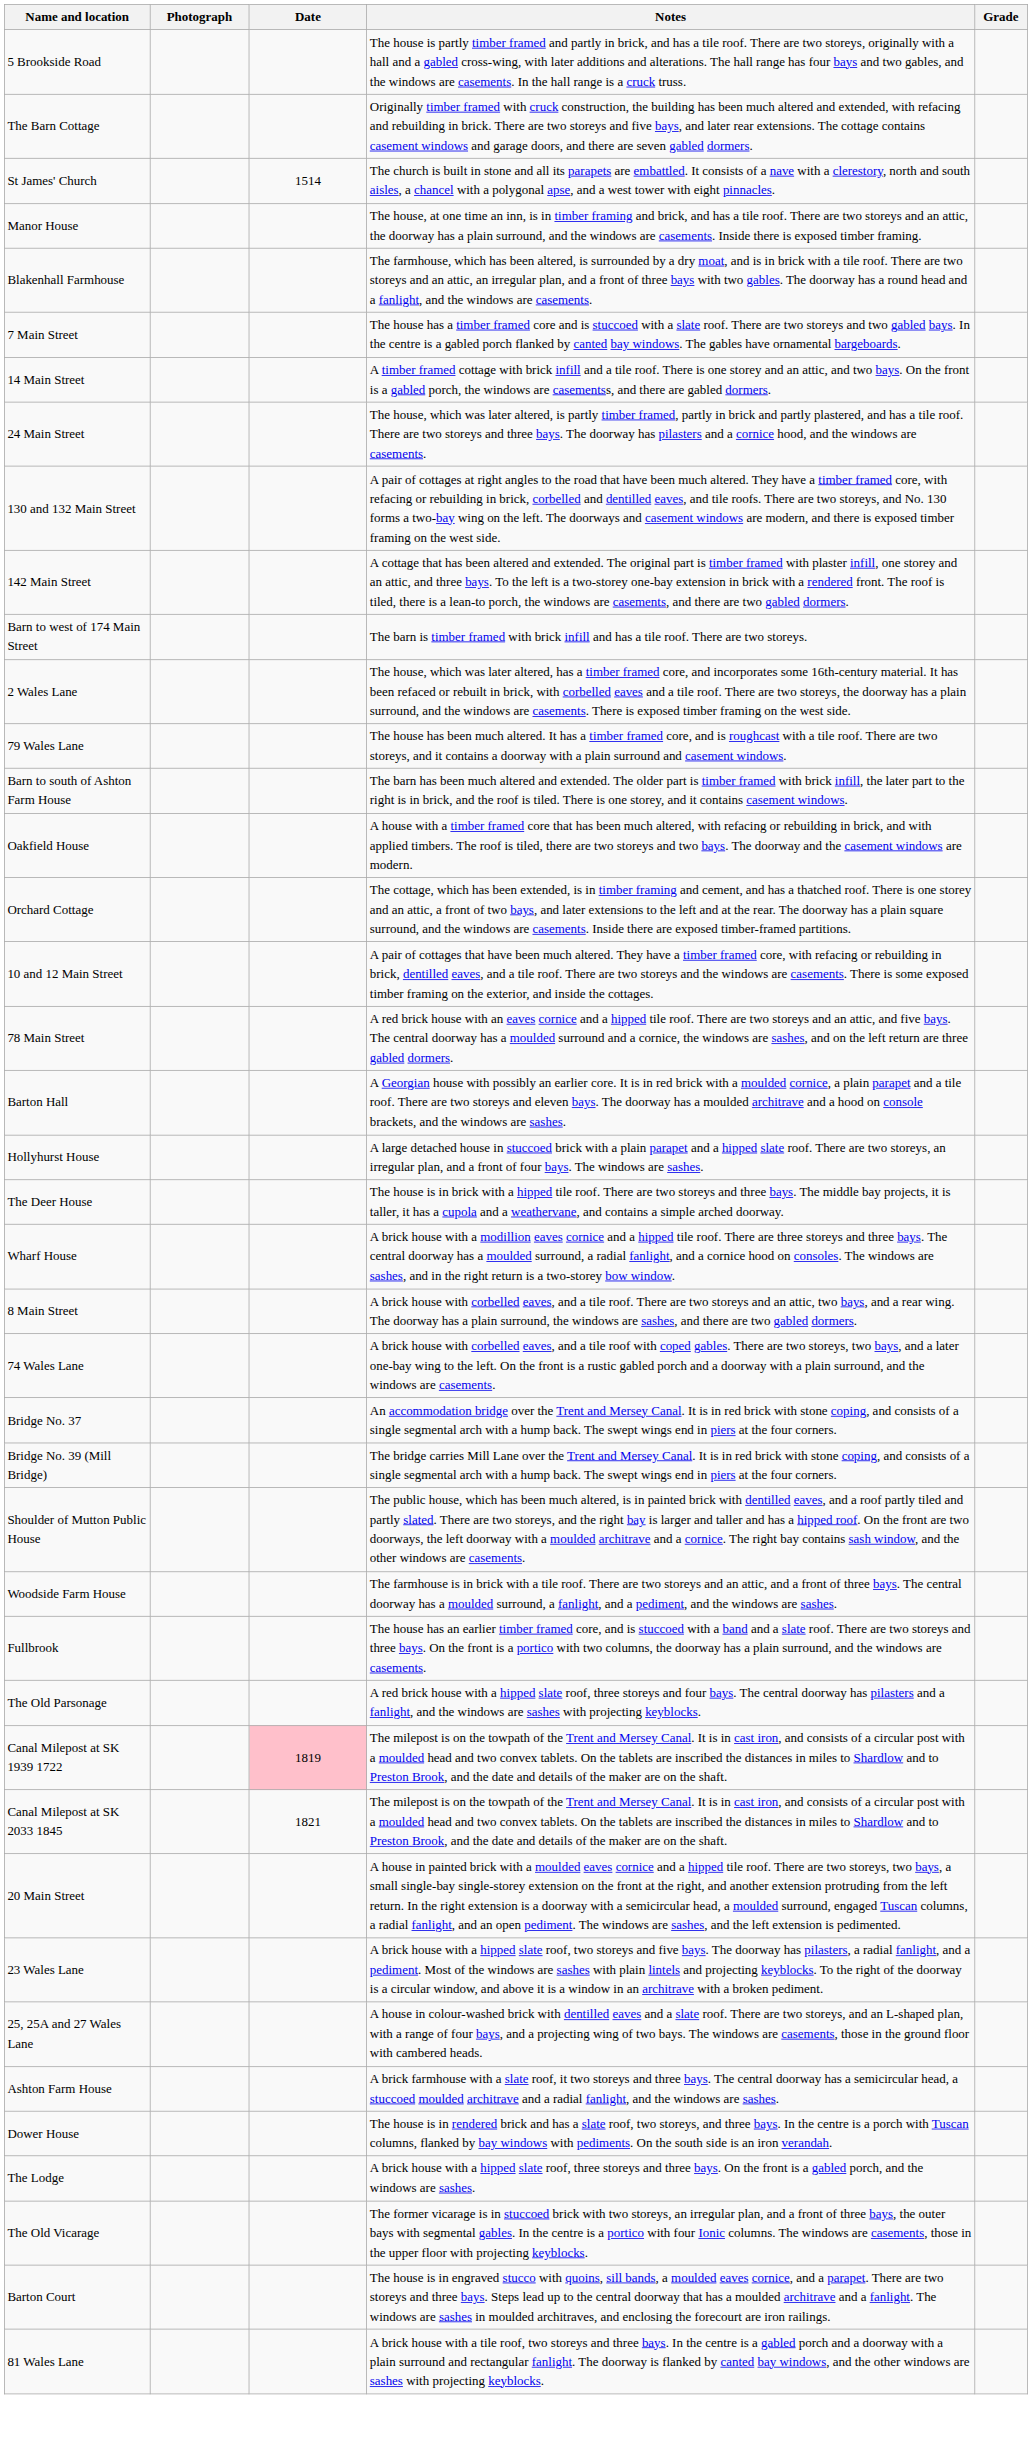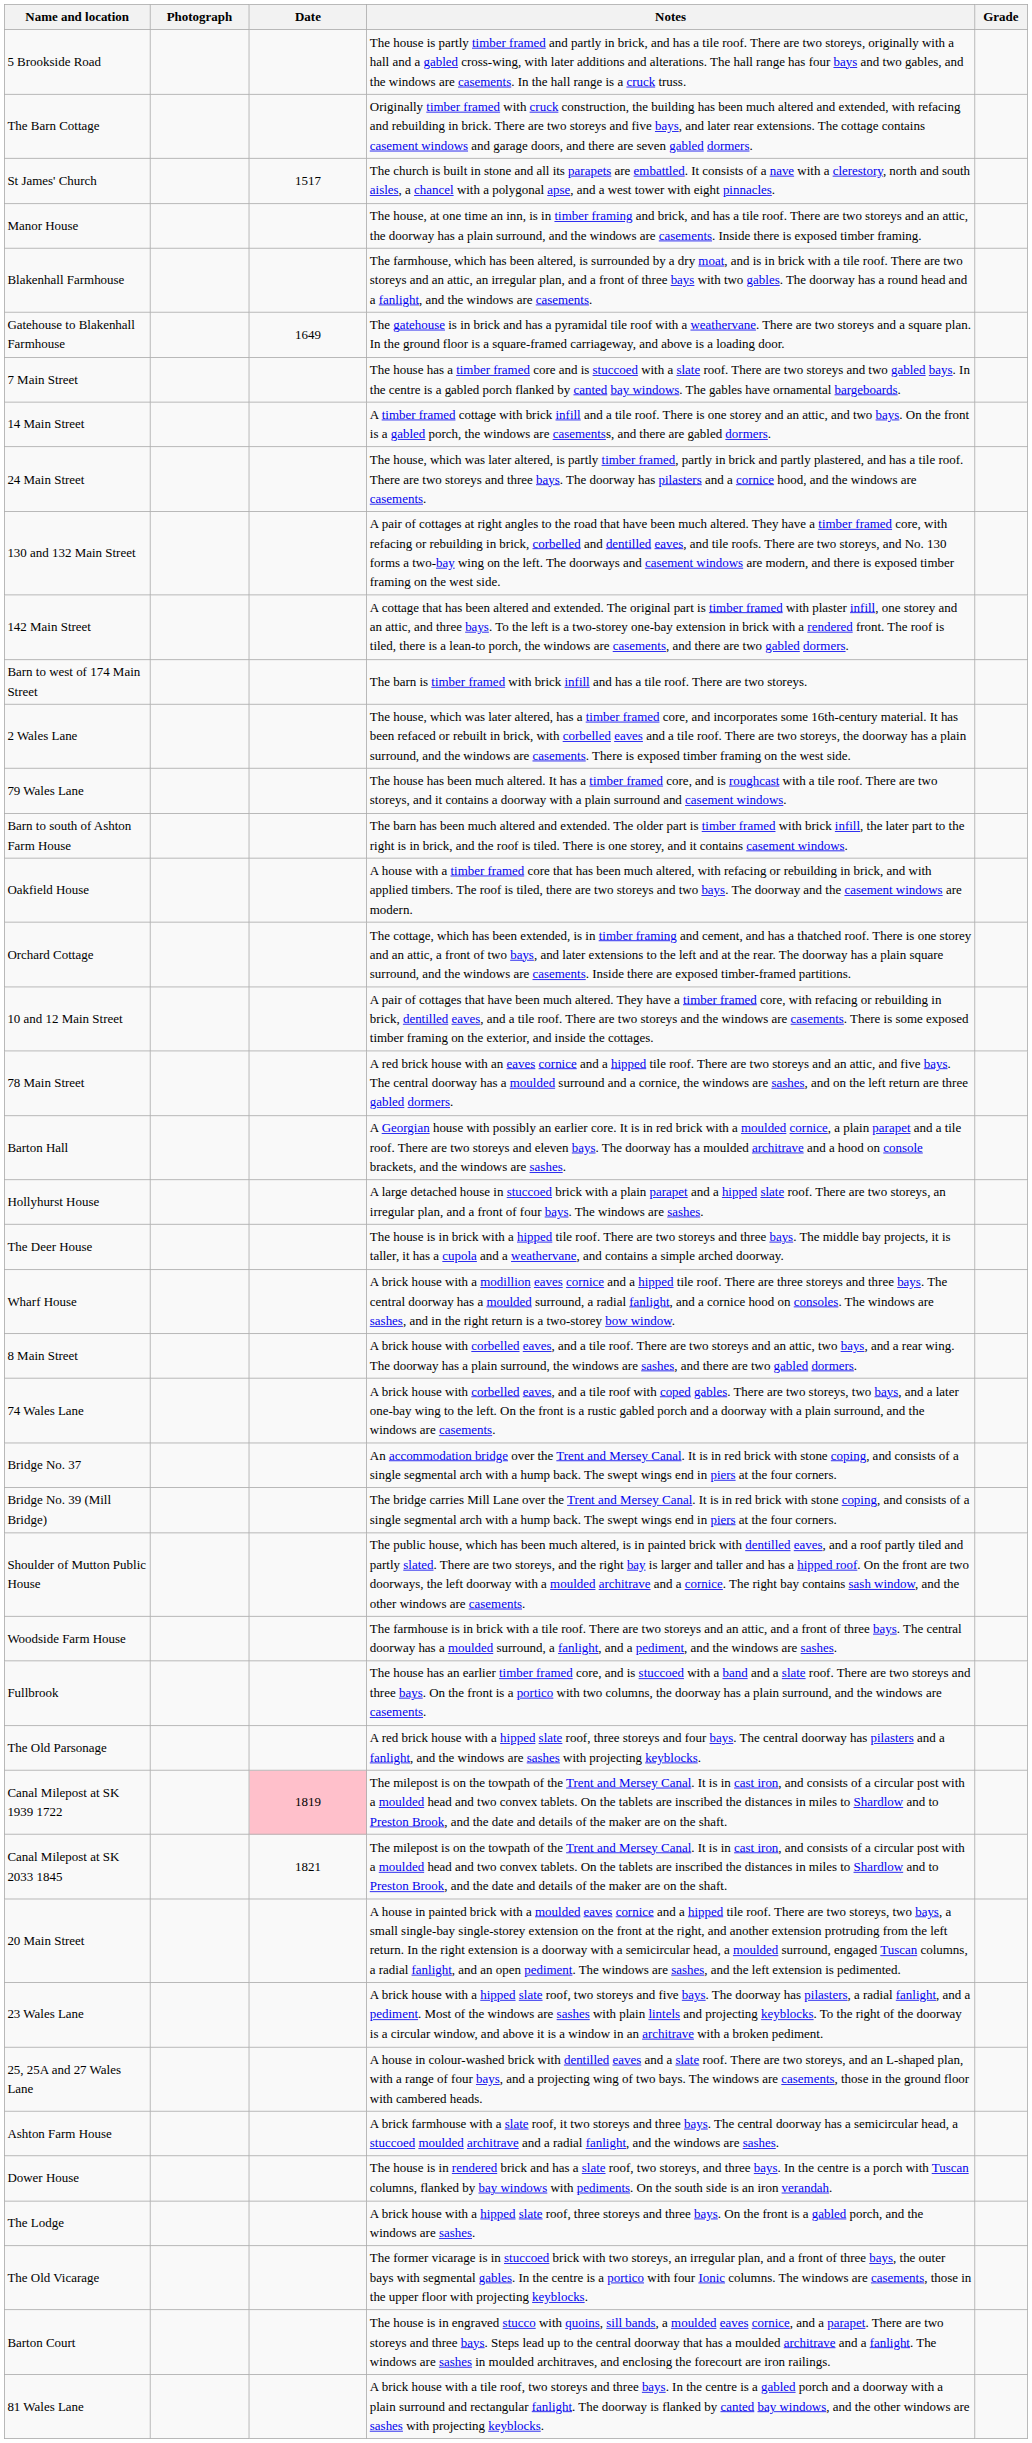(308, 180) 1514 -> (308, 180) 1517
+ row: (71, 334)
